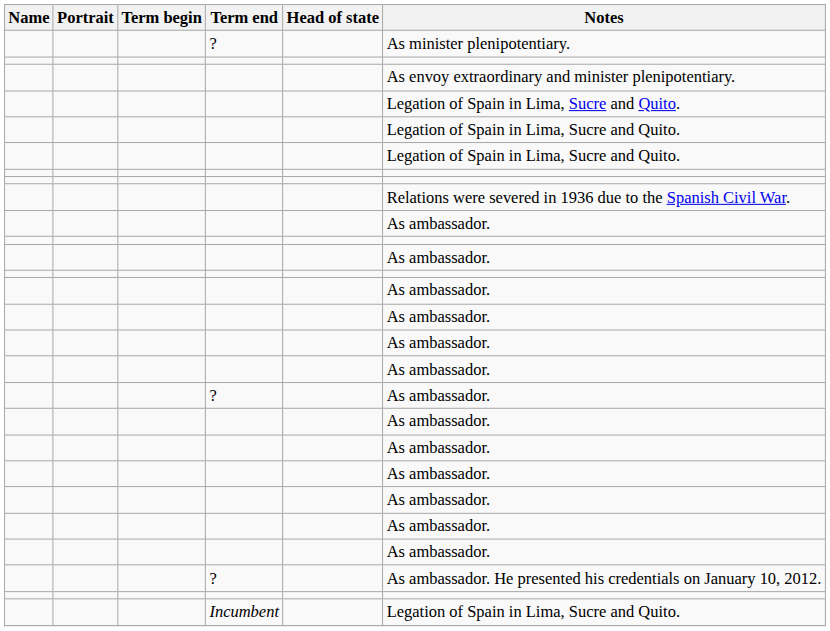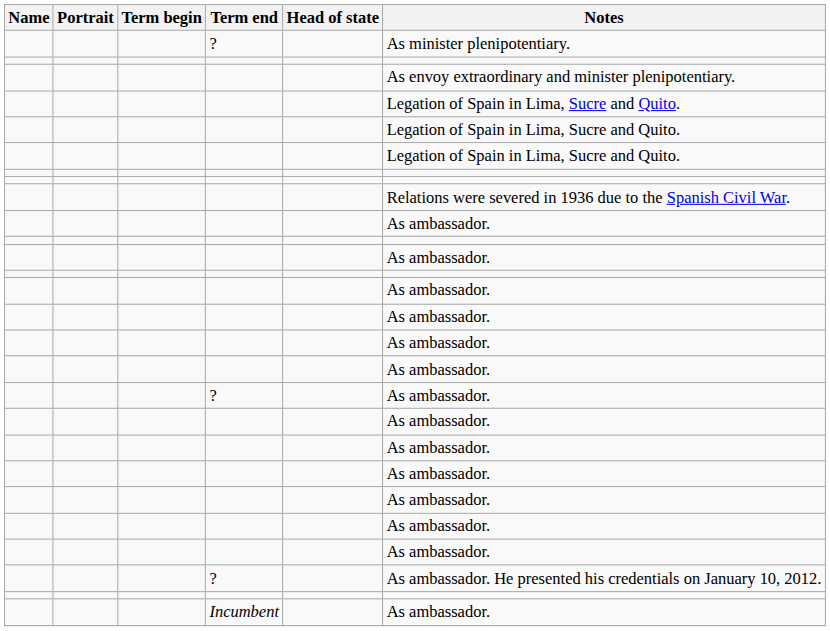(533, 612) Legation of Spain in Lima, Sucre and Quito. -> (438, 612) As ambassador.
